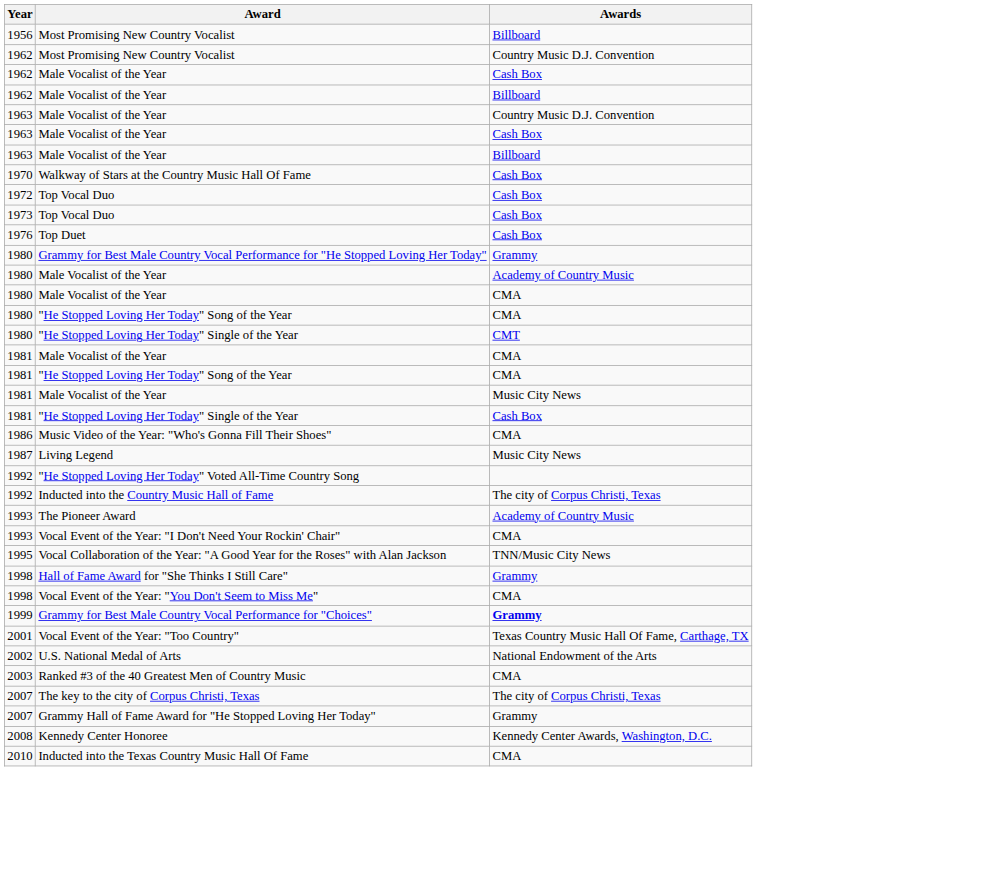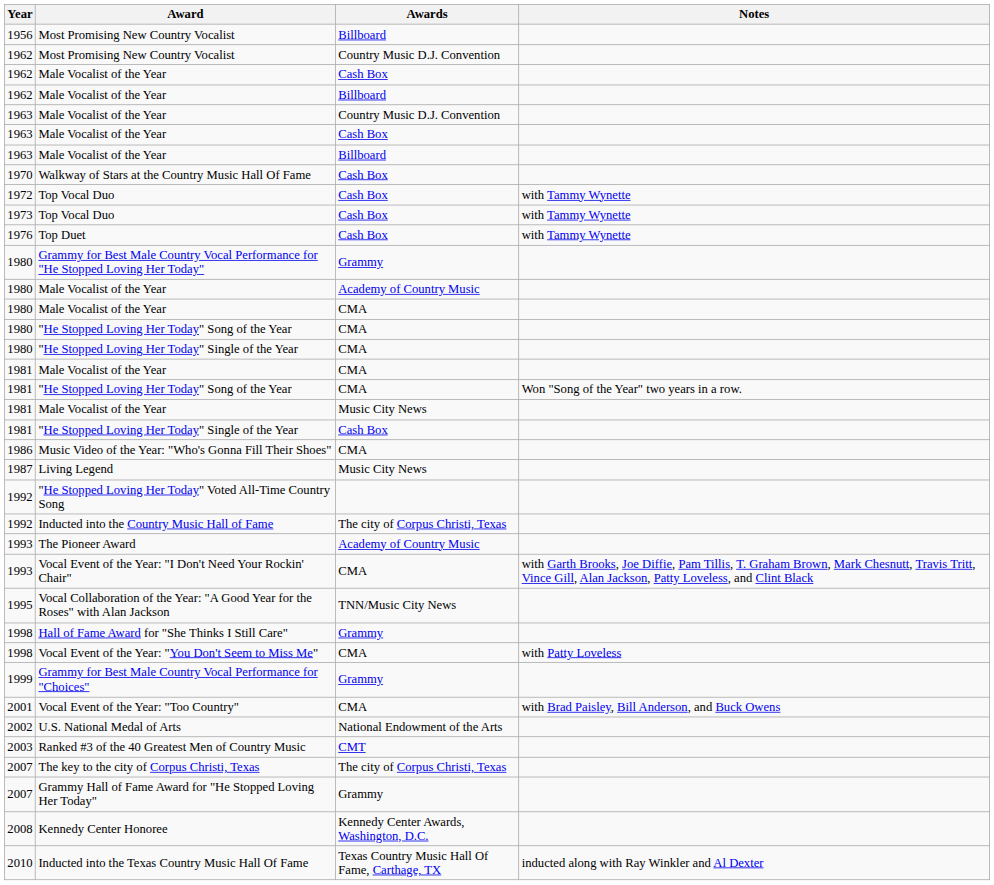+ column: (754, 14)
(506, 335) CMT -> (353, 349) CMA
(517, 615) bold -> (361, 679) normal
(621, 635) Texas Country Music Hall Of Fame, Carthage, TX -> (353, 707) CMA
(507, 676) CMA -> (352, 747) CMT
(507, 756) CMA -> (413, 862) Texas Country Music Hall Of Fame, Carthage, TX
